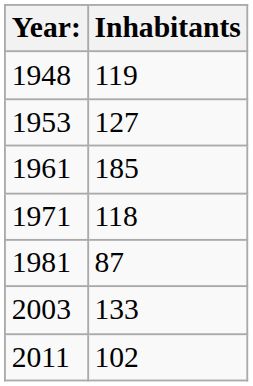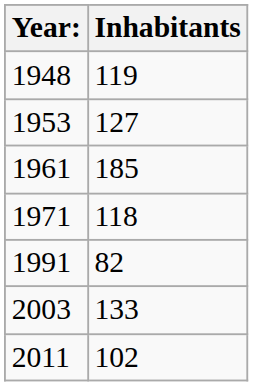- row: (41, 262)
+ row: (41, 262)
